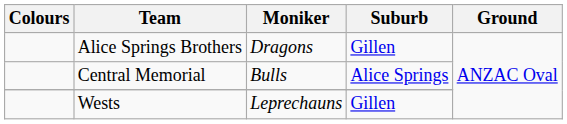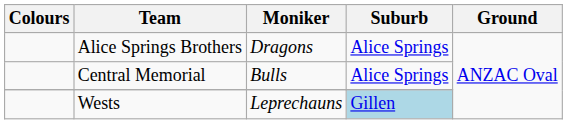(373, 47) Gillen -> (399, 47) Alice Springs
(373, 103) no background -> (373, 103) lightblue background
